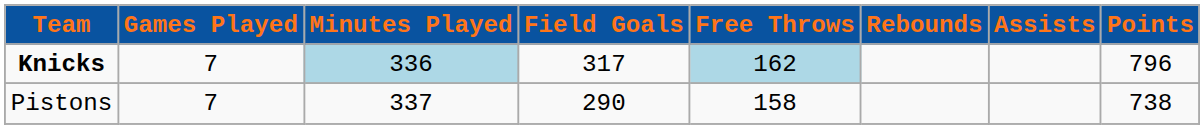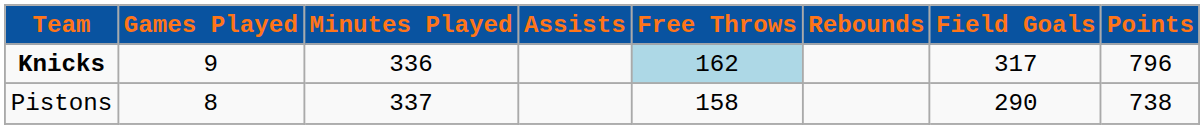columns swapped: (604, 25) <-> (1045, 25)
(211, 64) 7 -> (211, 64) 9
(411, 64) lightblue background -> (411, 64) no background
(211, 103) 7 -> (211, 103) 8
